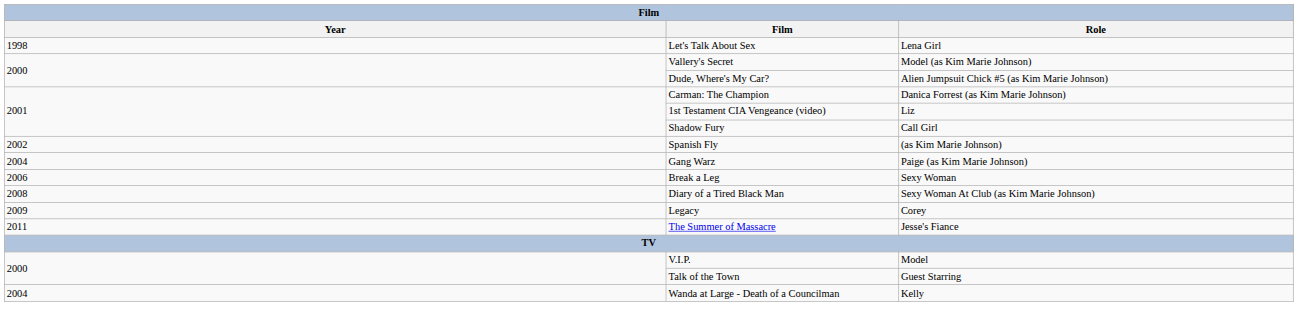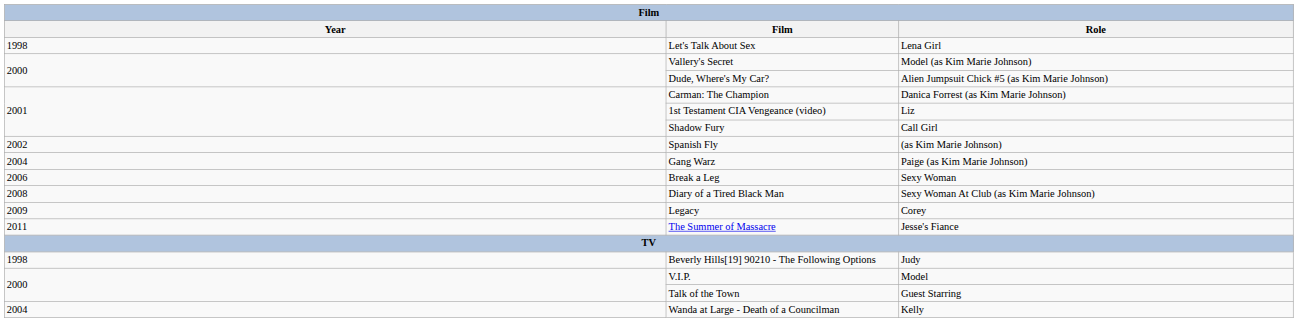+ row: (772, 260)
